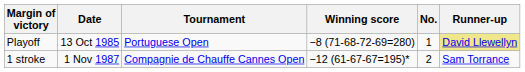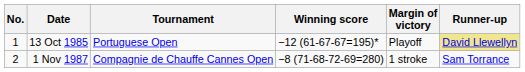columns swapped: (429, 19) <-> (31, 19)
(362, 42) −8 (71-68-72-69=280) -> (328, 42) −12 (61-67-67=195)*
(360, 59) −12 (61-67-67=195)* -> (331, 59) −8 (71-68-72-69=280)
